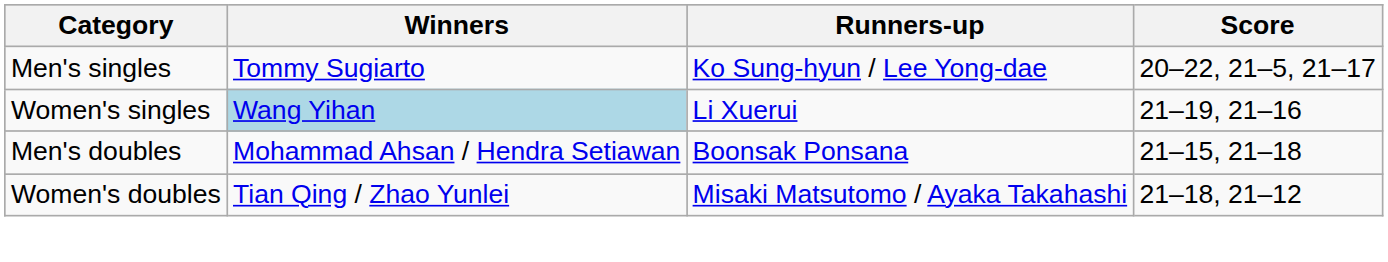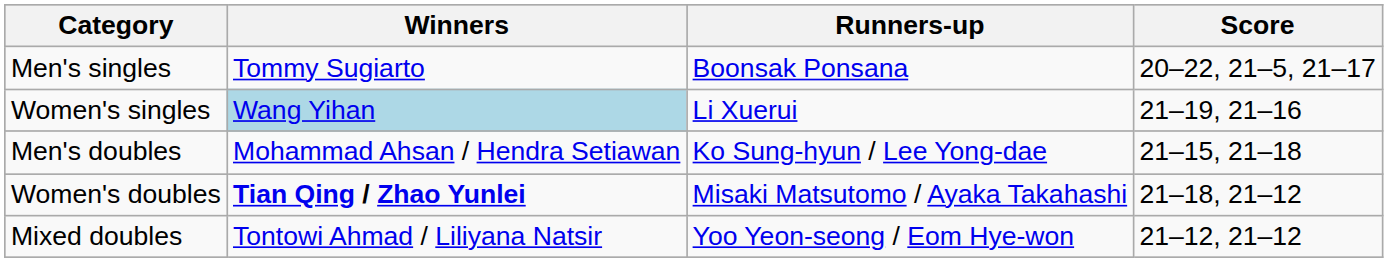(870, 67) Ko Sung-hyun / Lee Yong-dae -> (800, 67) Boonsak Ponsana
(800, 151) Boonsak Ponsana -> (870, 151) Ko Sung-hyun / Lee Yong-dae
(371, 194) normal -> (379, 194) bold
+ row: (97, 236)
